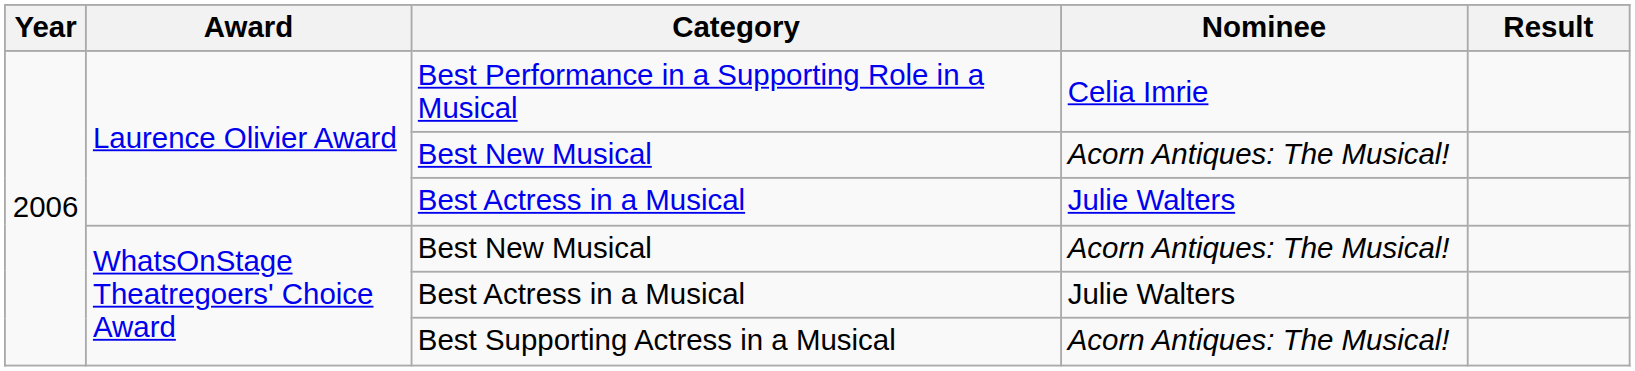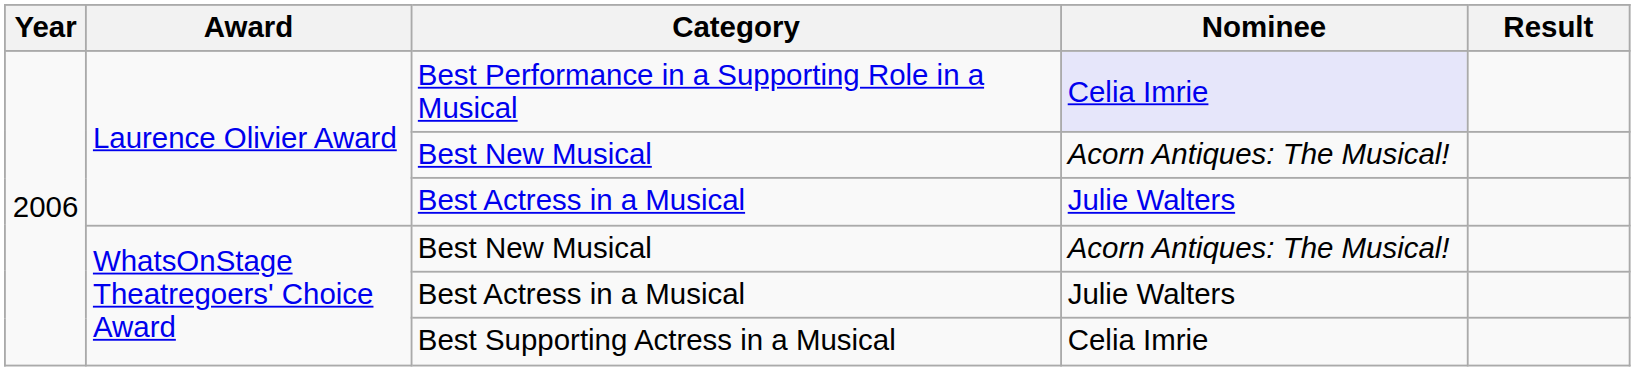(1138, 91) no background -> (1138, 91) lavender background
(1259, 341) Acorn Antiques: The Musical! -> (1138, 341) Celia Imrie
